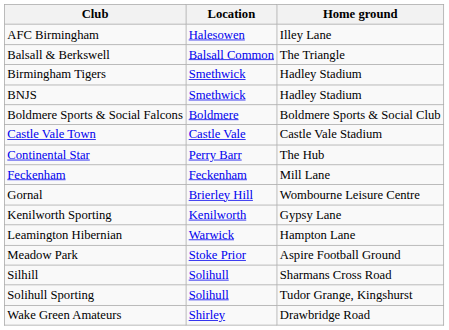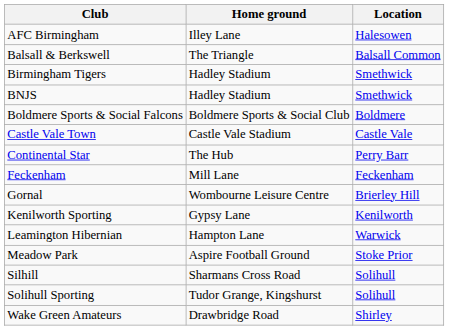columns swapped: (231, 14) <-> (360, 14)
